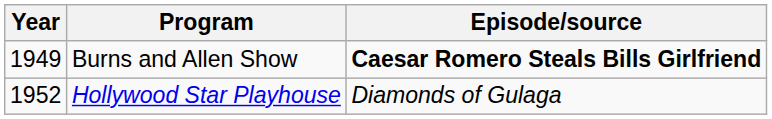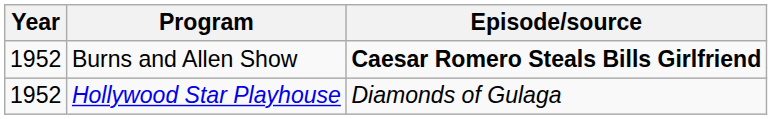(36, 59) 1949 -> (36, 59) 1952
